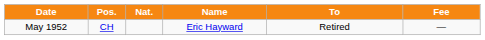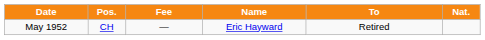columns swapped: (144, 12) <-> (441, 12)
